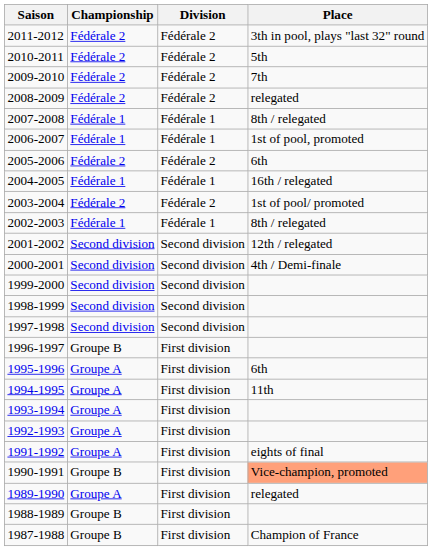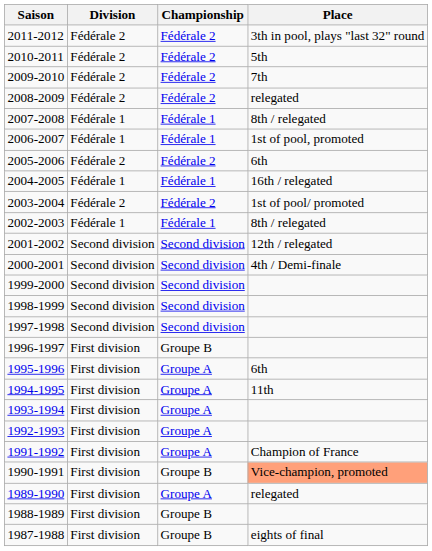columns swapped: (112, 14) <-> (203, 14)
(287, 451) eights of final -> (305, 451) Champion of France
(305, 535) Champion of France -> (287, 535) eights of final
